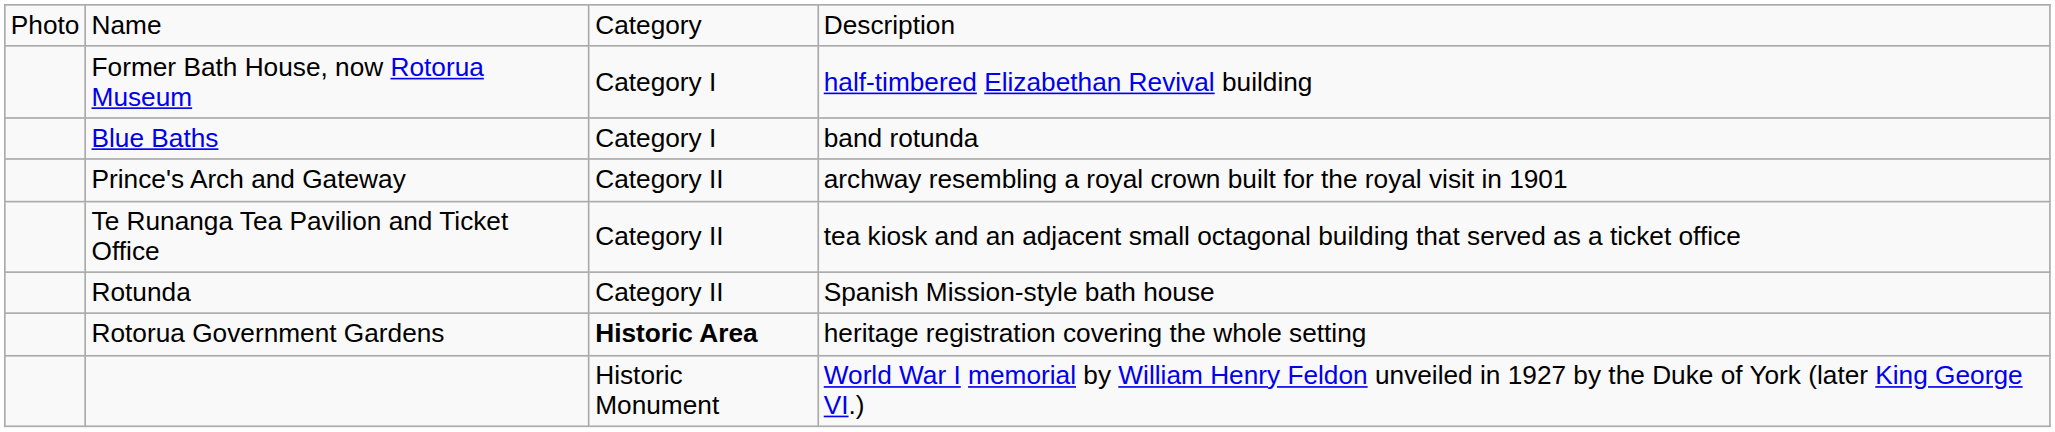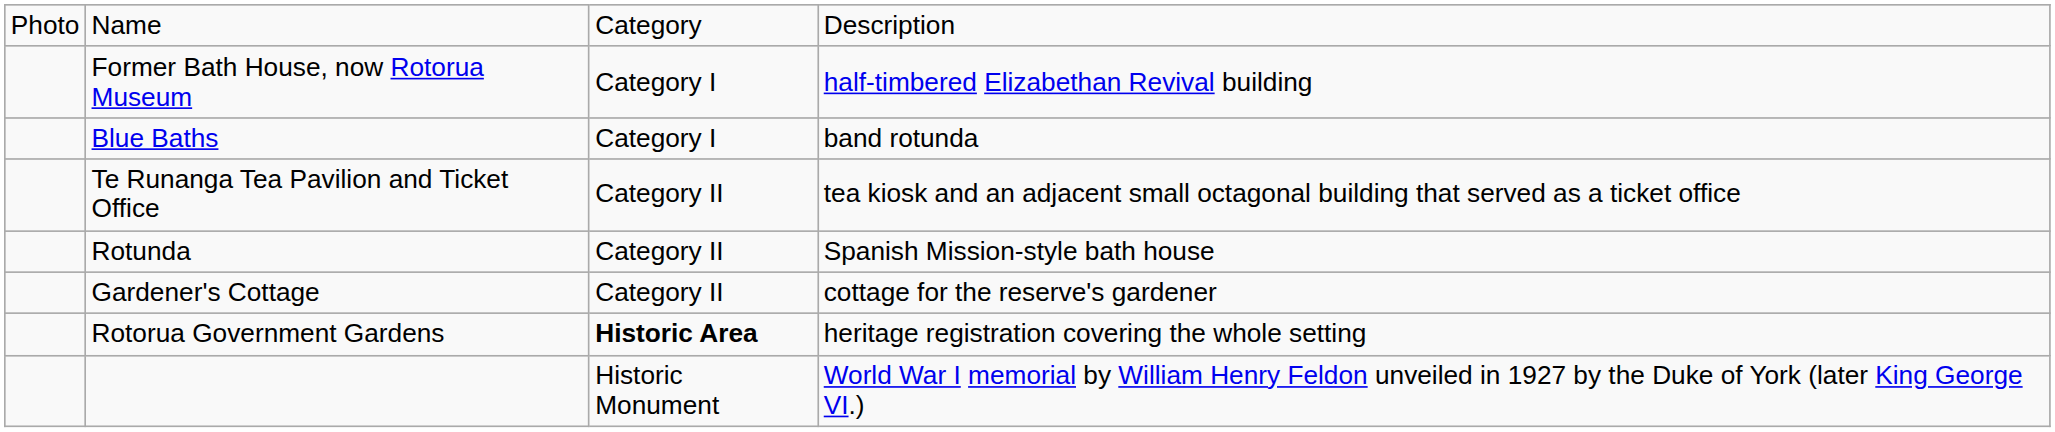- row: (249, 179)
+ row: (206, 292)
